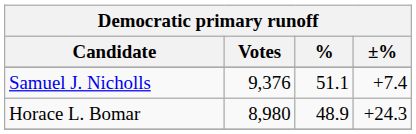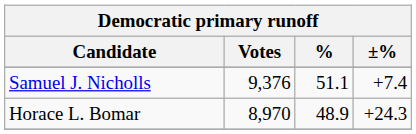(269, 114) 8,980 -> (269, 114) 8,970
